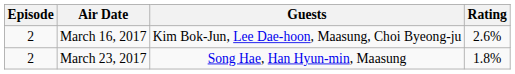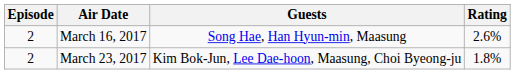(307, 36) Kim Bok-Jun, Lee Dae-hoon, Maasung, Choi Byeong-ju -> (307, 36) Song Hae, Han Hyun-min, Maasung
(307, 58) Song Hae, Han Hyun-min, Maasung -> (307, 58) Kim Bok-Jun, Lee Dae-hoon, Maasung, Choi Byeong-ju
